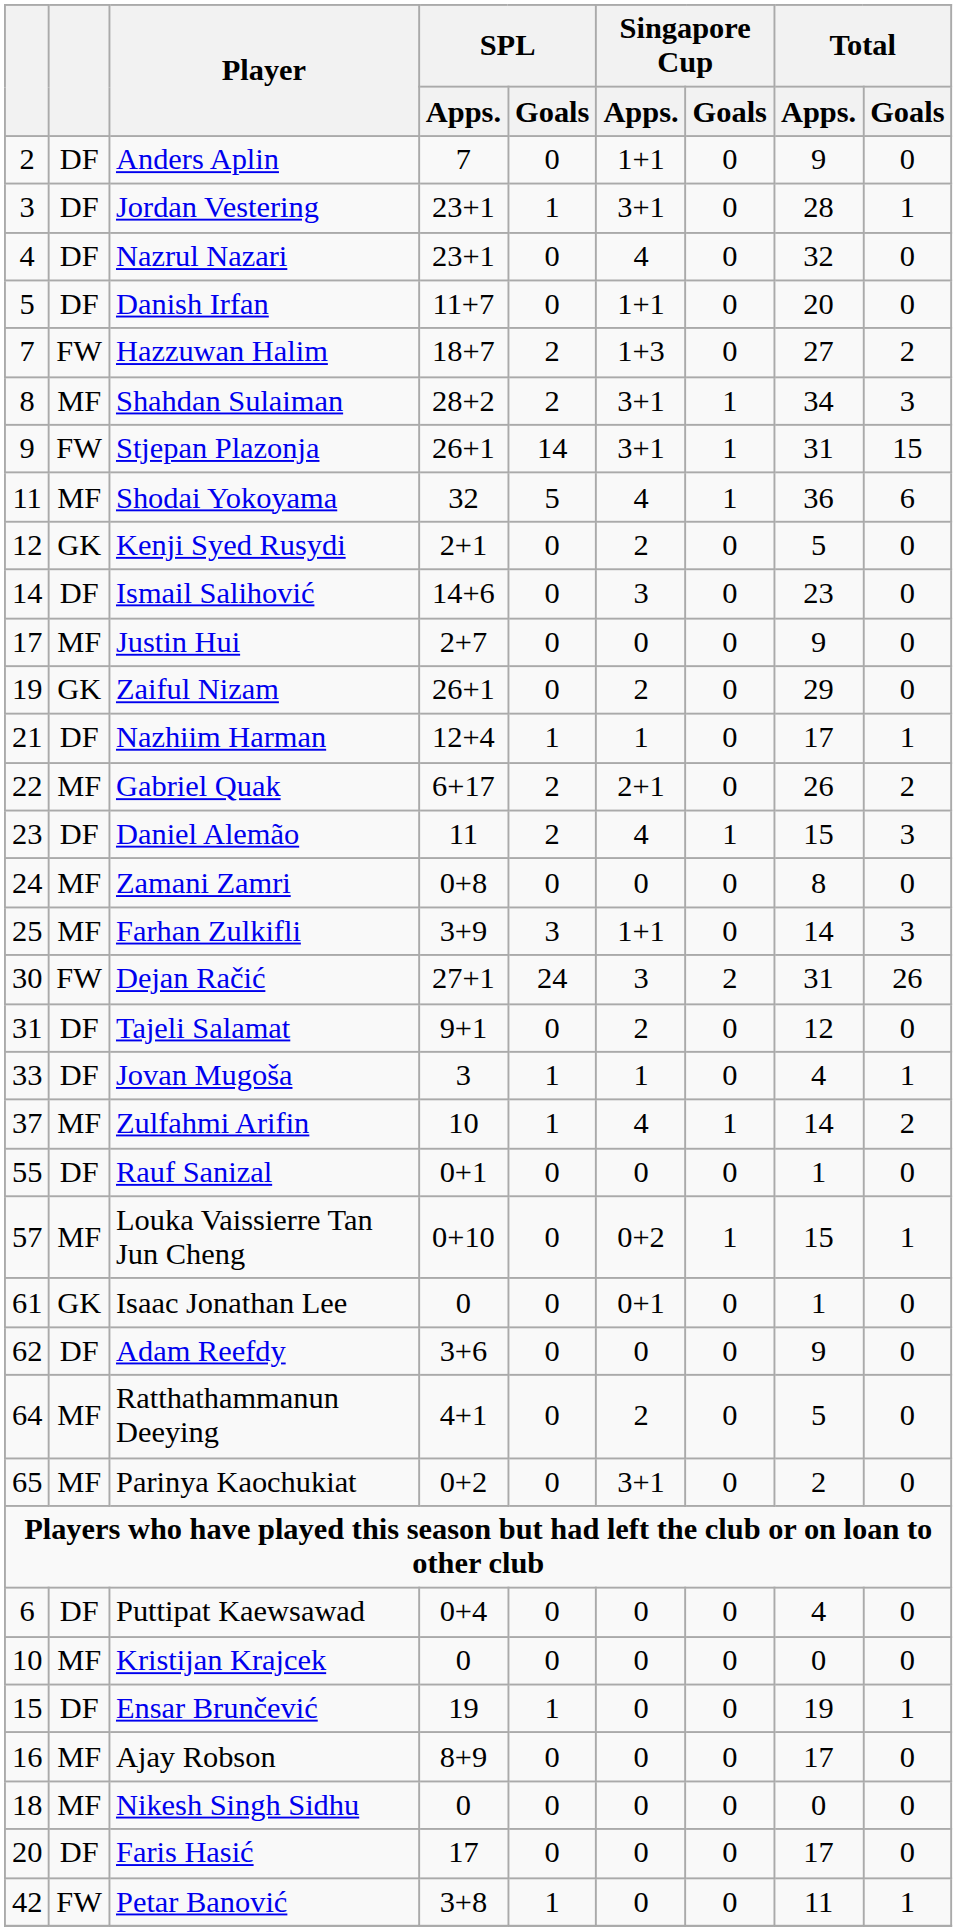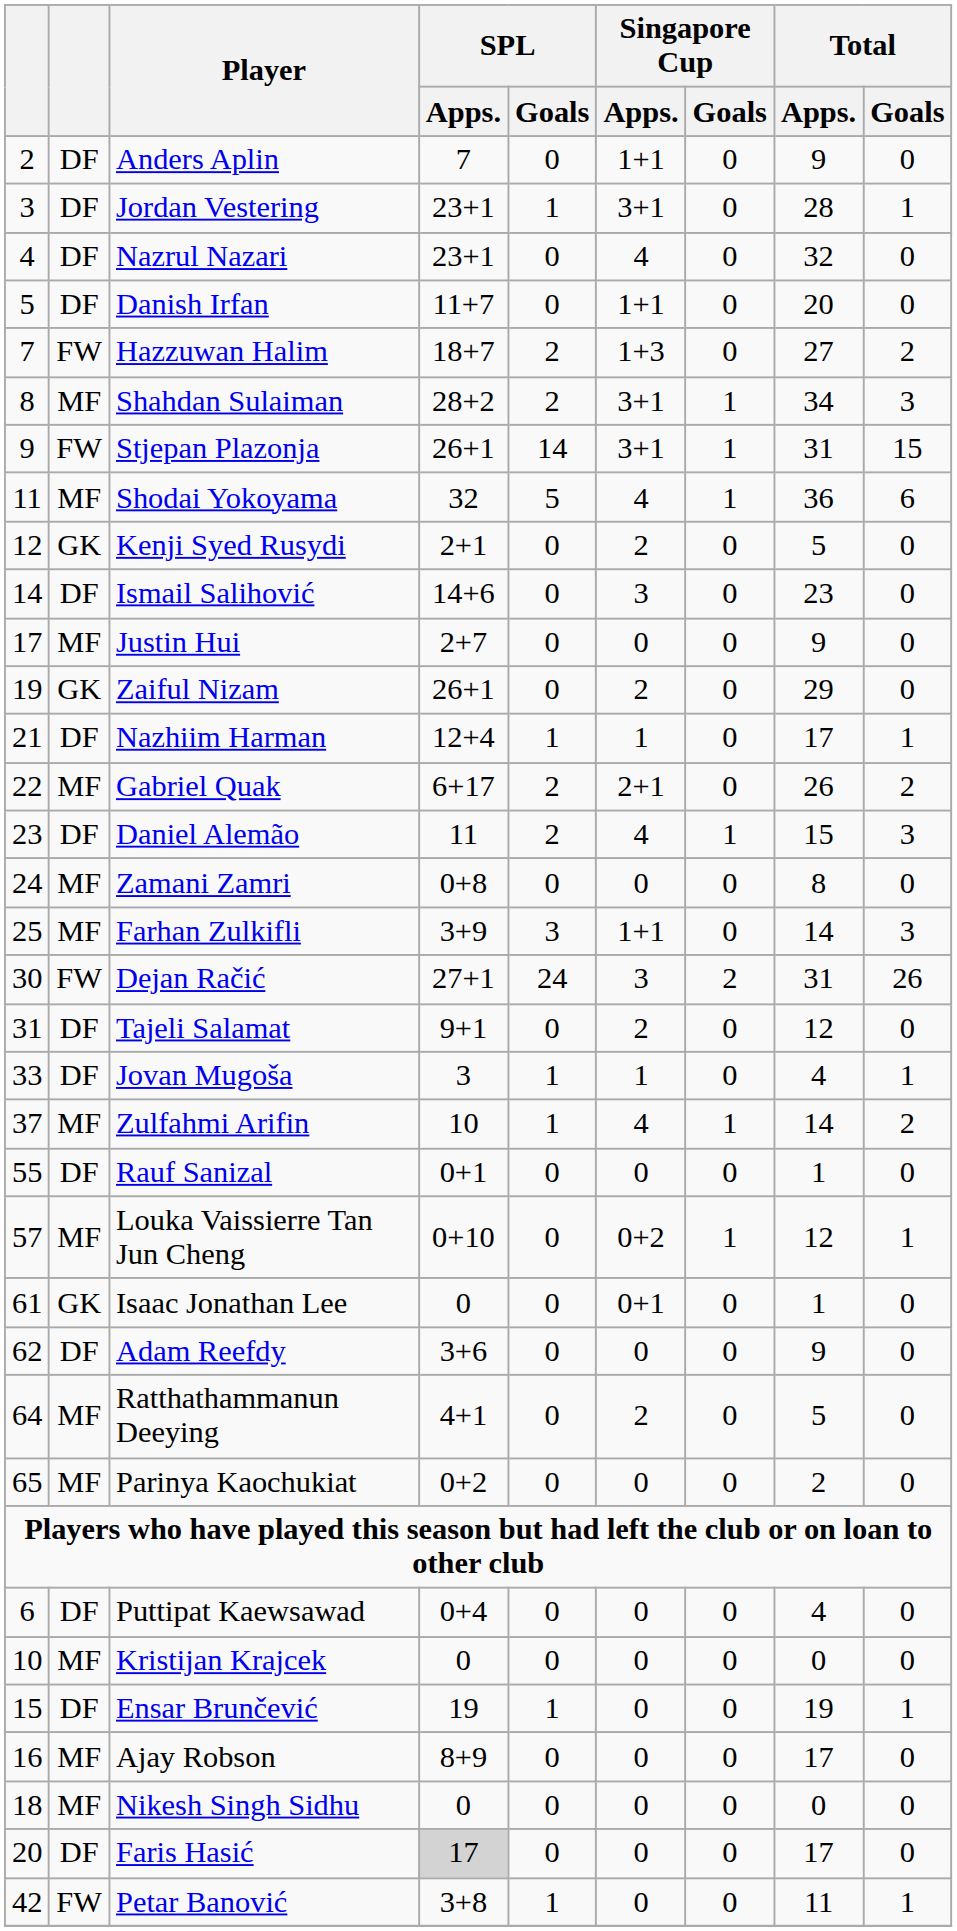(819, 1237) 15 -> (819, 1237) 12
(641, 1481) 3+1 -> (641, 1481) 0
(463, 1852) no background -> (463, 1852) lightgrey background
